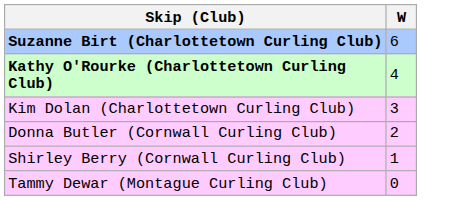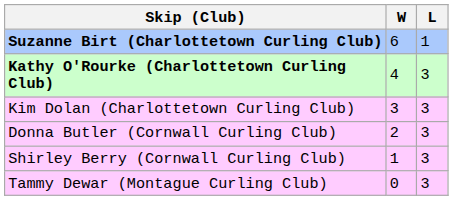+ column: (432, 17)
